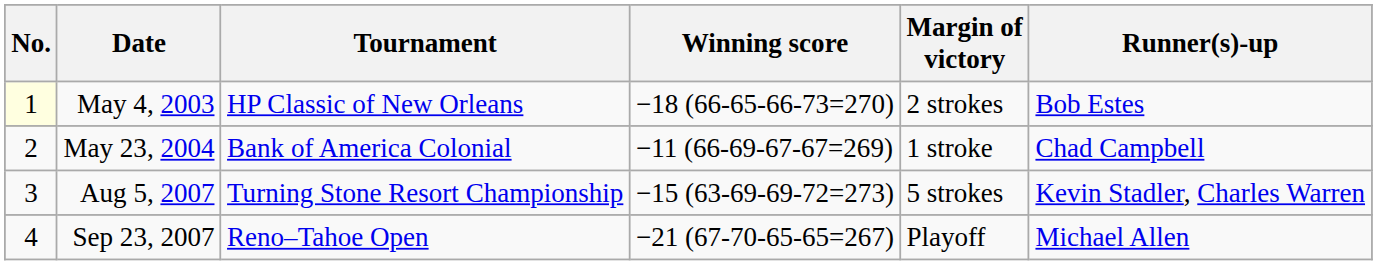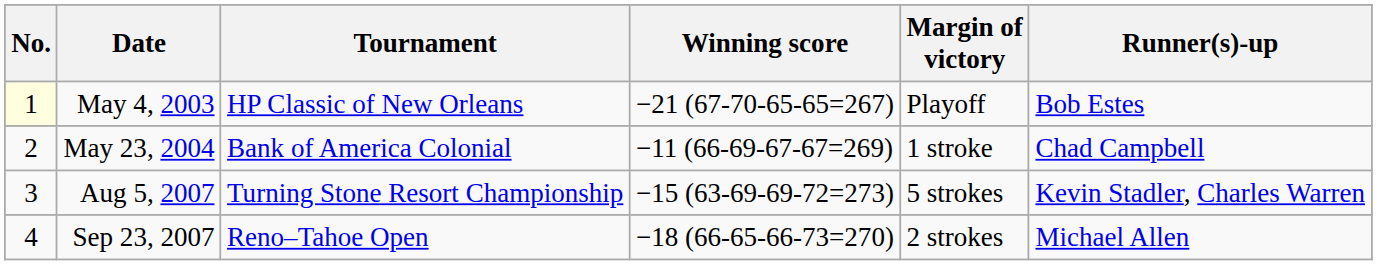(765, 103) −18 (66-65-66-73=270) -> (765, 103) −21 (67-70-65-65=267)
(955, 103) 2 strokes -> (946, 103) Playoff
(765, 237) −21 (67-70-65-65=267) -> (765, 237) −18 (66-65-66-73=270)
(946, 237) Playoff -> (955, 237) 2 strokes
